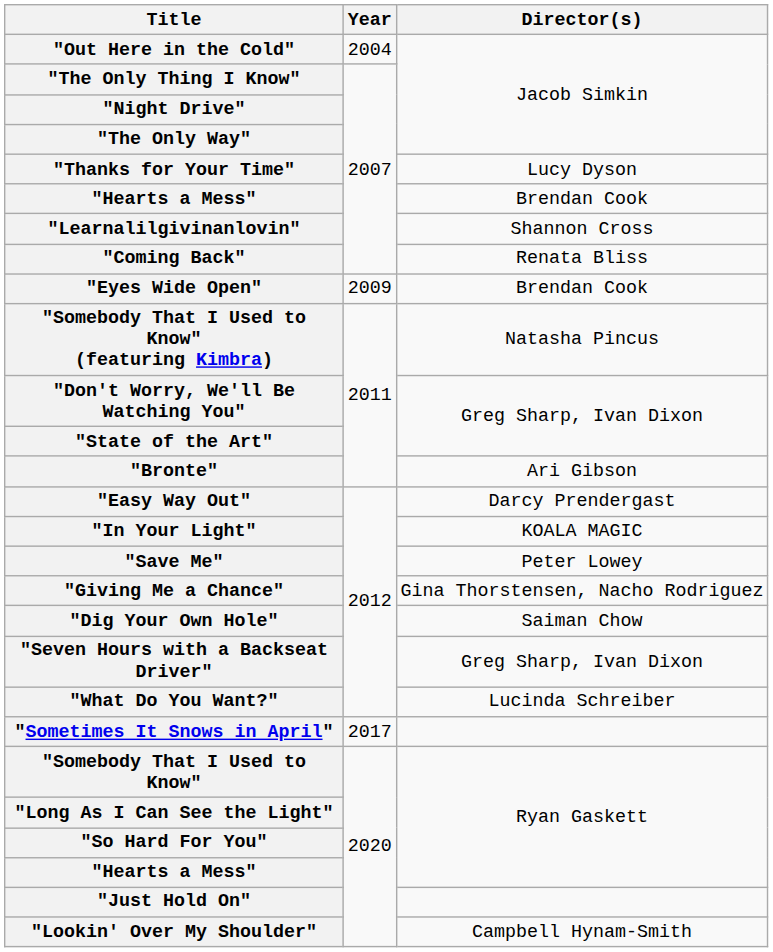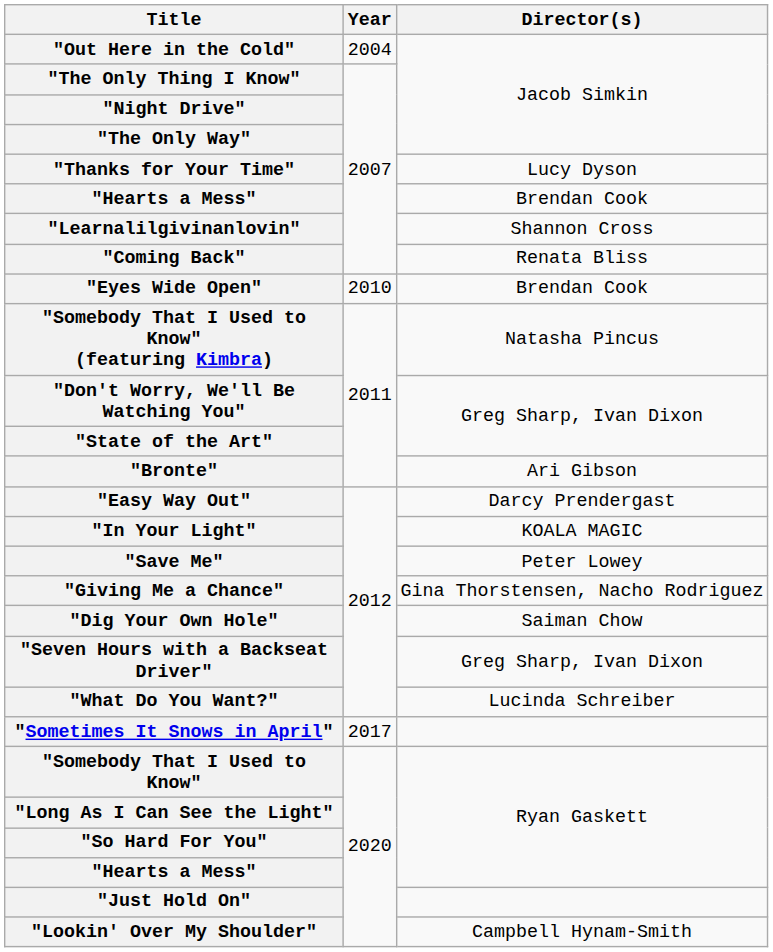(370, 289) 2009 -> (370, 289) 2010
